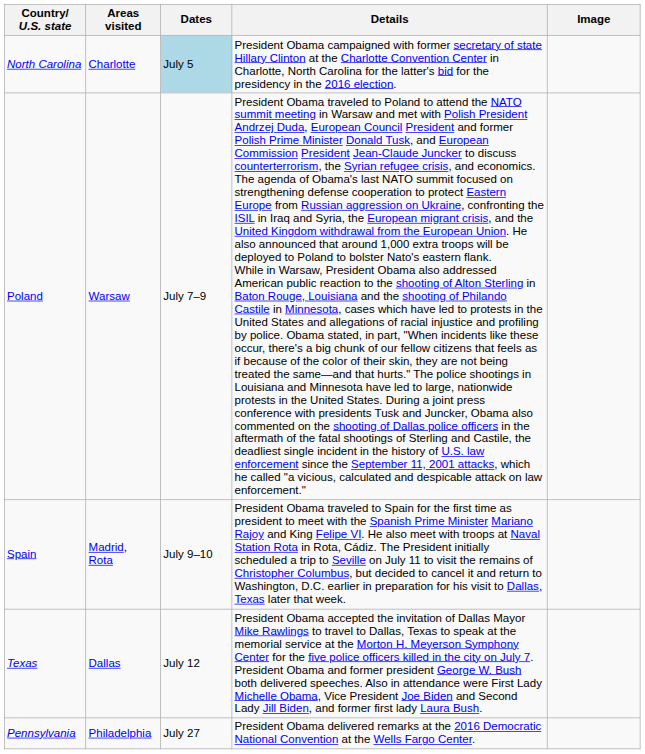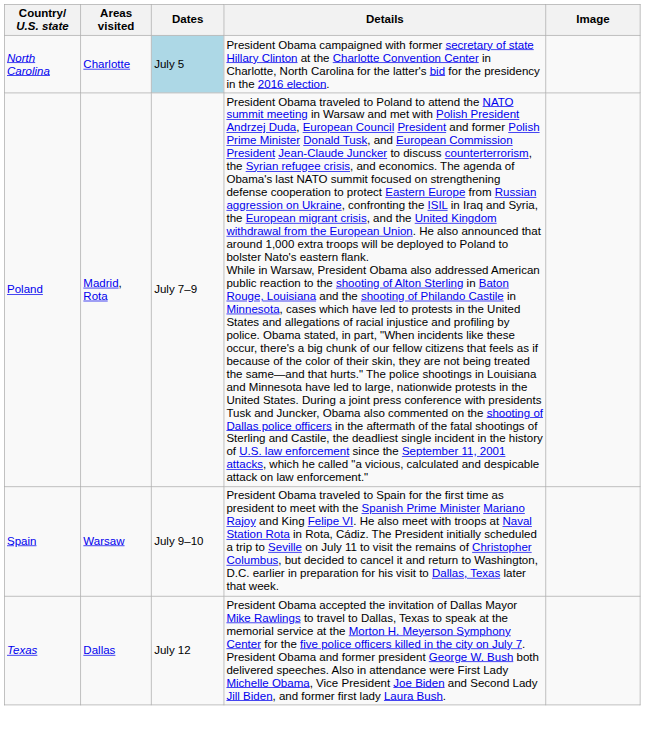(109, 296) Warsaw -> (103, 289) Madrid, Rota
(108, 554) Madrid, Rota -> (104, 541) Warsaw
- row: (41, 733)
